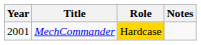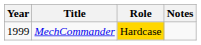(18, 31) 2001 -> (18, 31) 1999
